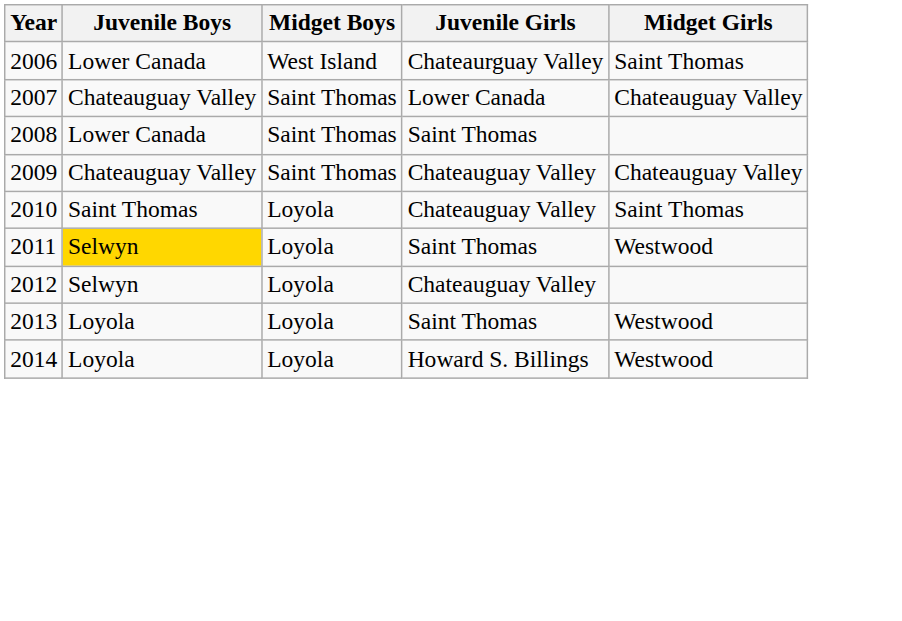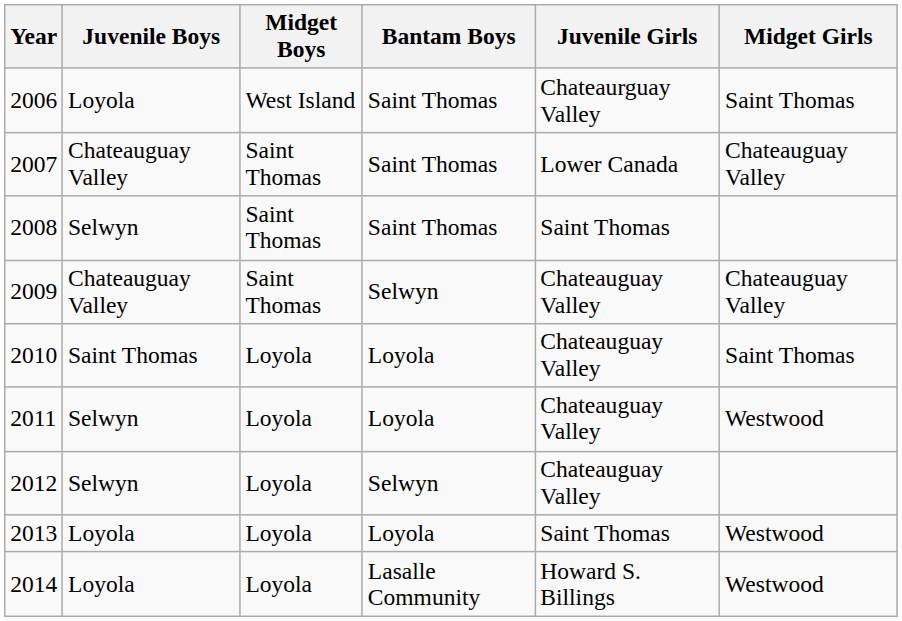+ column: (449, 36)
(137, 60) Lower Canada -> (101, 100) Loyola
(137, 135) Lower Canada -> (103, 227) Selwyn
(103, 246) gold background -> (103, 418) no background
(472, 246) Saint Thomas -> (602, 418) Chateauguay Valley
